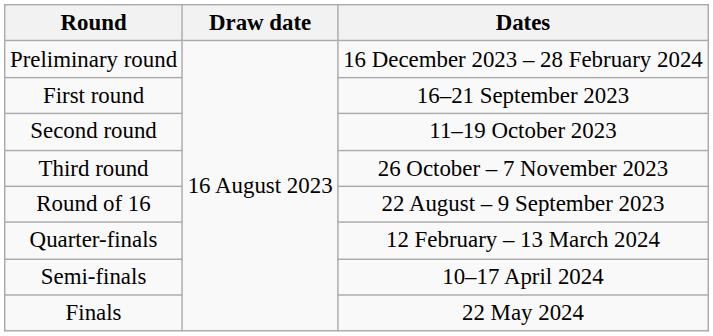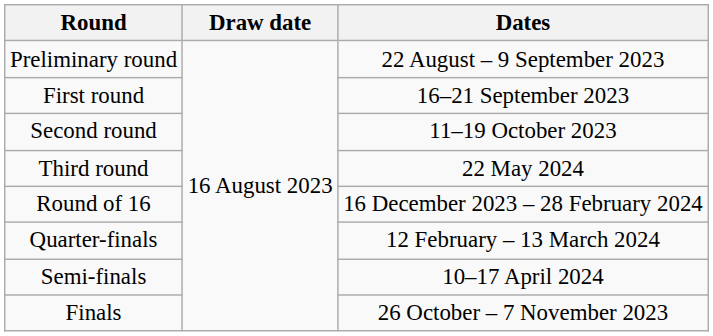(523, 58) 16 December 2023 – 28 February 2024 -> (523, 58) 22 August – 9 September 2023
(523, 167) 26 October – 7 November 2023 -> (523, 167) 22 May 2024
(523, 204) 22 August – 9 September 2023 -> (523, 204) 16 December 2023 – 28 February 2024
(523, 312) 22 May 2024 -> (523, 312) 26 October – 7 November 2023
